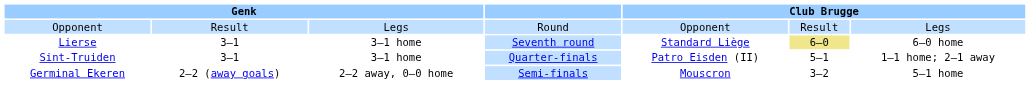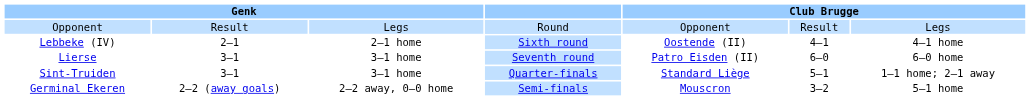+ row: (77, 42)
(705, 42) Standard Liège -> (705, 58) Patro Eisden (II)
(819, 42) khaki background -> (819, 58) no background
(705, 58) Patro Eisden (II) -> (705, 73) Standard Liège
